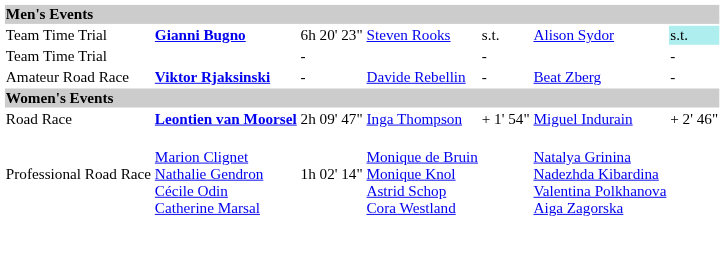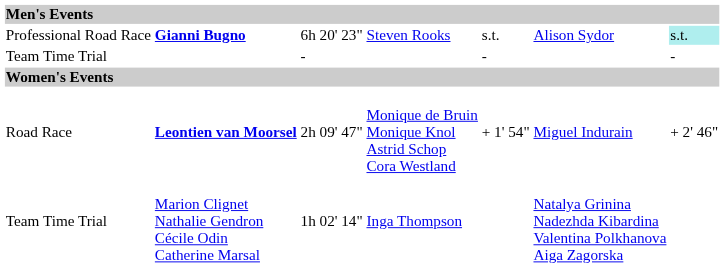(56, 35) Team Time Trial -> (78, 35) Professional Road Race
- row: (213, 77)
(414, 118) Inga Thompson -> (422, 140) Monique de Bruin Monique Knol Astrid Schop Cora Westland
(78, 174) Professional Road Race -> (56, 221) Team Time Trial
(422, 182) Monique de Bruin Monique Knol Astrid Schop Cora Westland -> (414, 221) Inga Thompson
